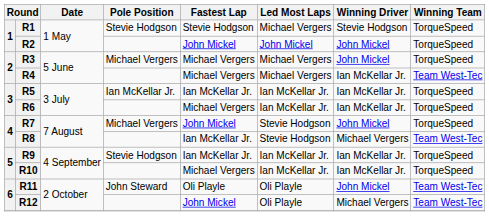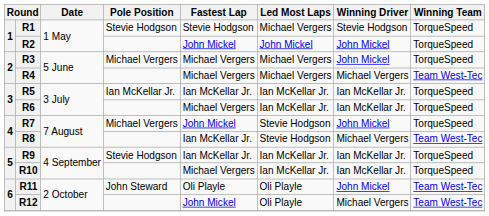(371, 75) Ian McKellar Jr. -> (372, 75) Michael Vergers
